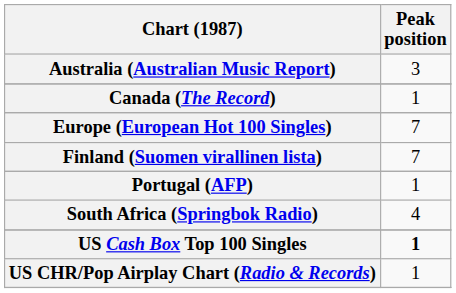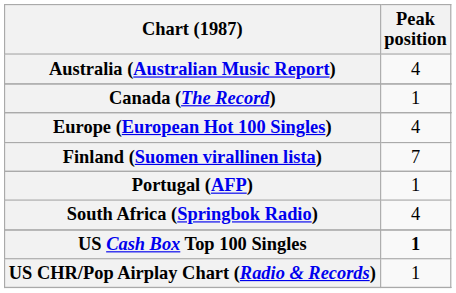(415, 68) 3 -> (415, 68) 4
(415, 127) 7 -> (415, 127) 4
